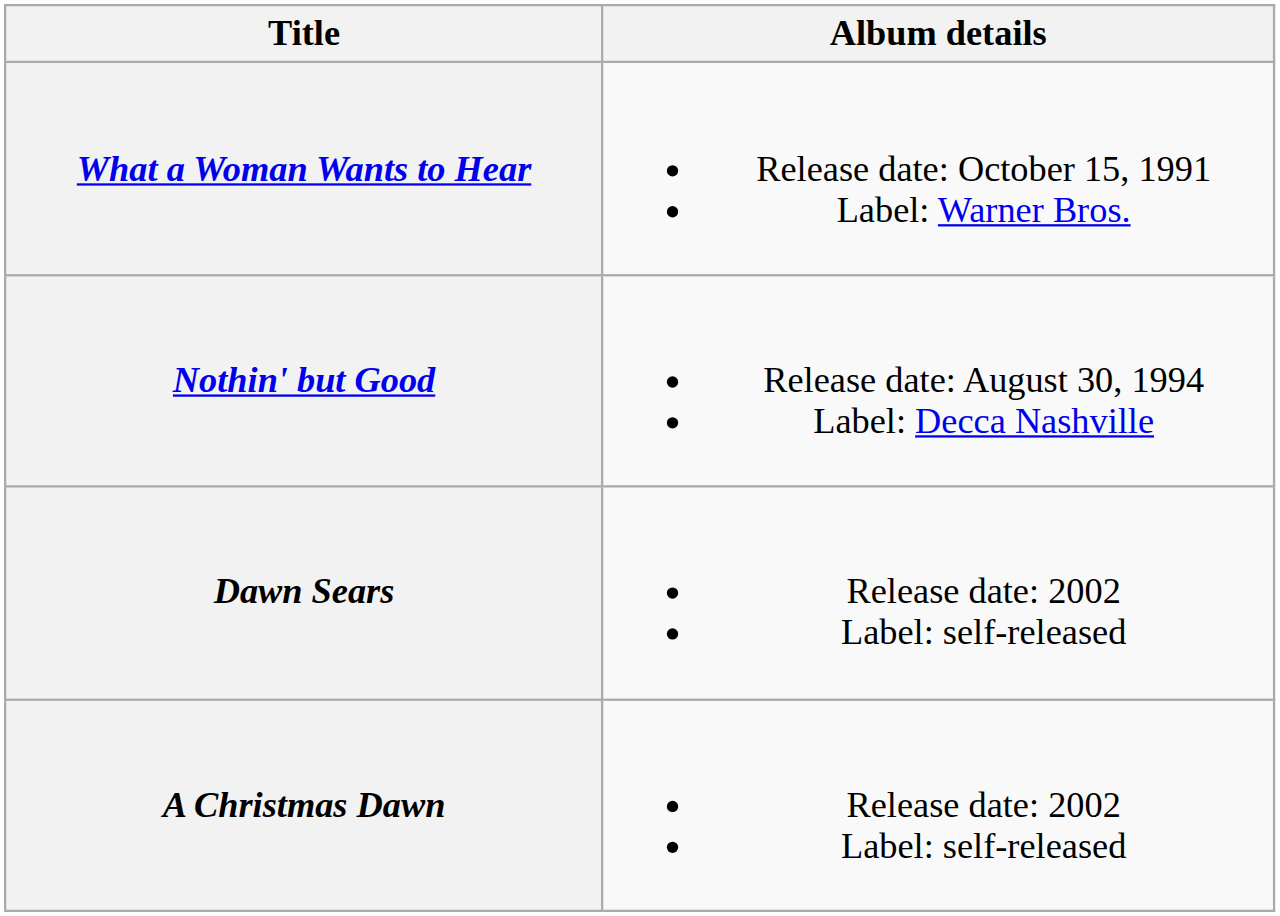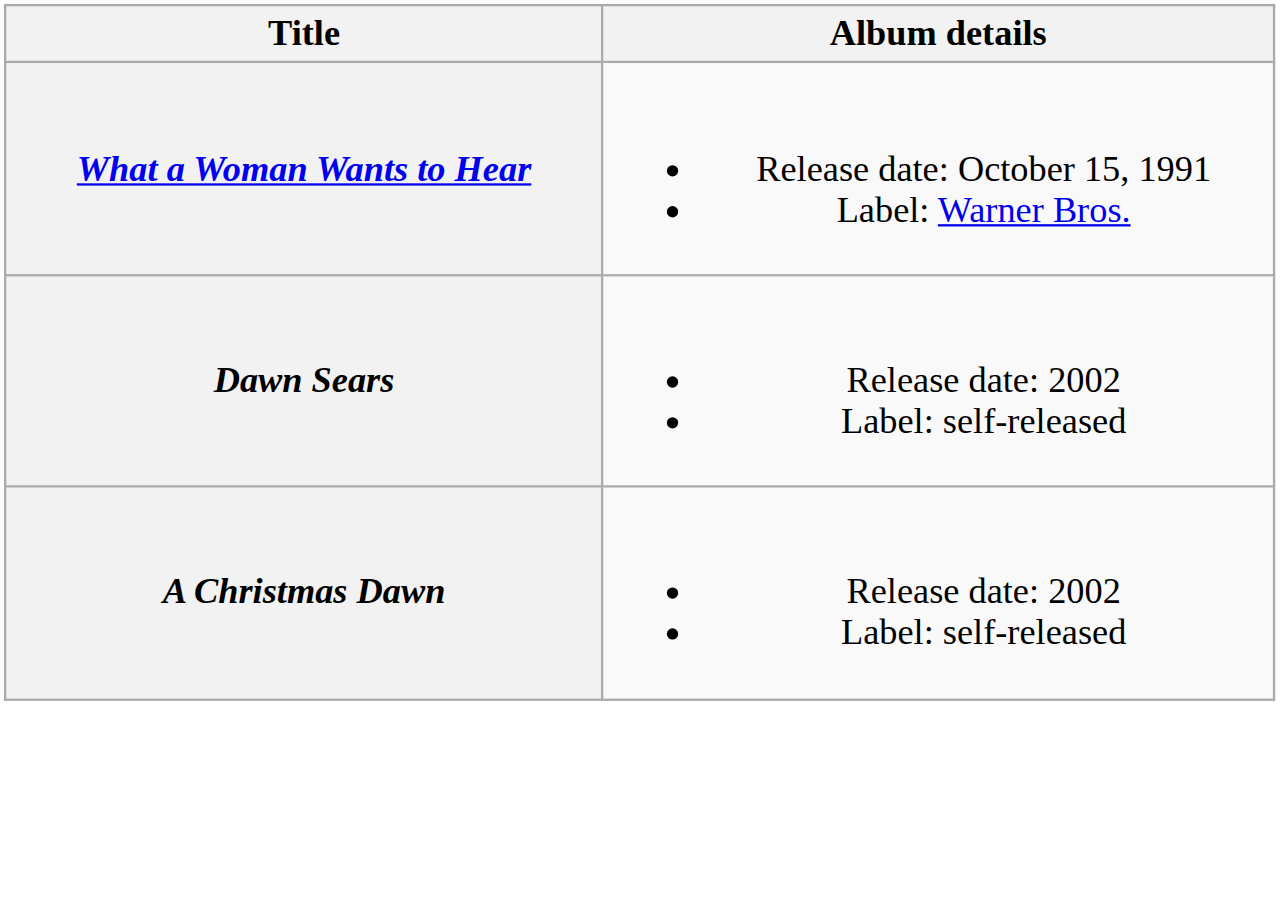- row: (304, 380)
